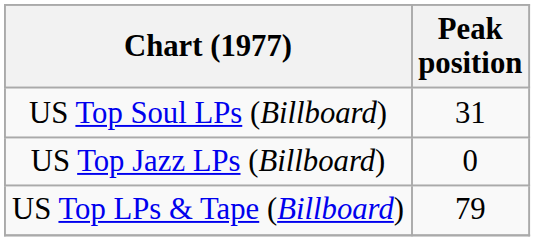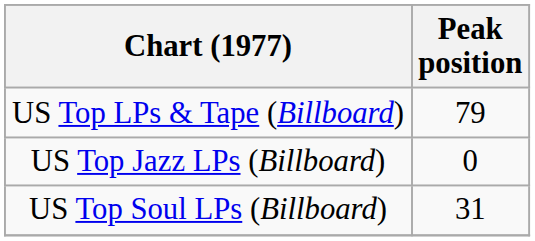rows swapped: (208, 209) <-> (208, 112)
